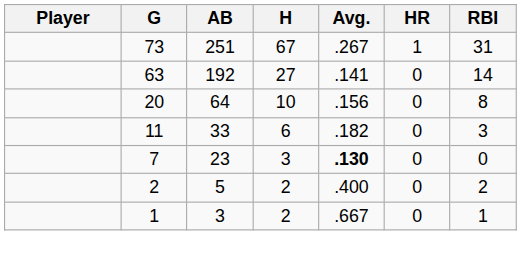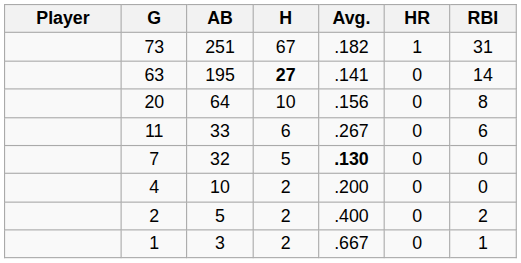(351, 46) .267 -> (351, 46) .182
(220, 74) 192 -> (220, 74) 195
(286, 74) normal -> (286, 74) bold
(351, 131) .182 -> (351, 131) .267
(483, 131) 3 -> (483, 131) 6
(220, 159) 23 -> (220, 159) 32
(286, 159) 3 -> (286, 159) 5
+ row: (154, 187)
